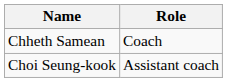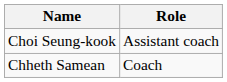rows swapped: (56, 41) <-> (62, 65)
